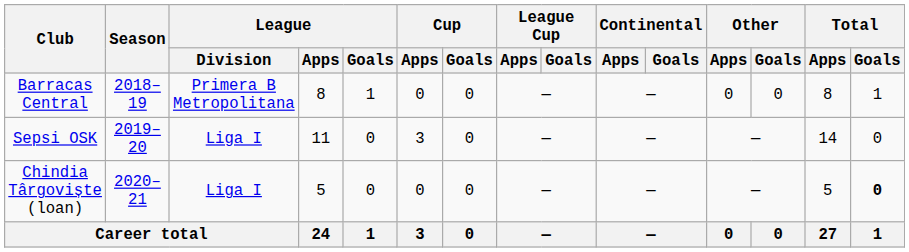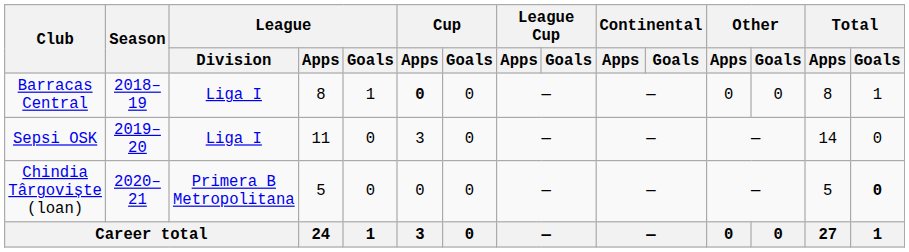(234, 95) Primera B Metropolitana -> (234, 95) Liga I
(420, 95) normal -> (420, 95) bold
(234, 191) Liga I -> (234, 191) Primera B Metropolitana
